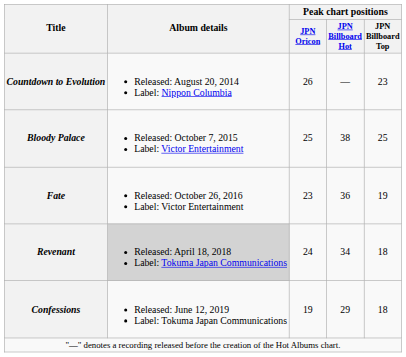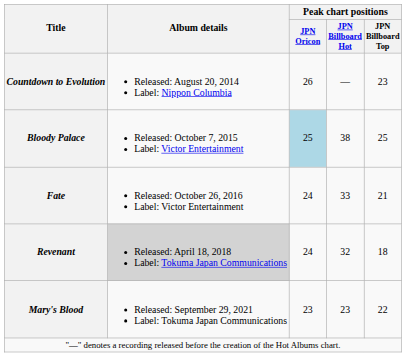(308, 138) no background -> (308, 138) lightblue background
(308, 195) 23 -> (308, 195) 24
(345, 195) 36 -> (345, 195) 33
(383, 195) 19 -> (383, 195) 21
(345, 252) 34 -> (345, 252) 32
- row: (56, 309)
+ row: (56, 309)
